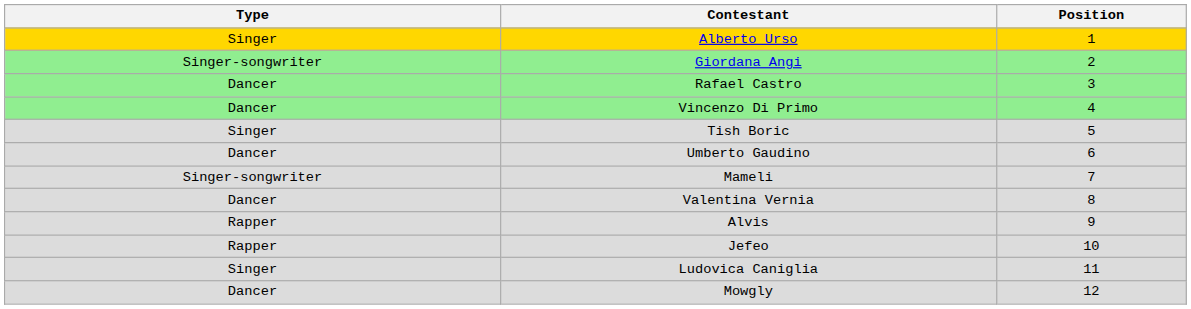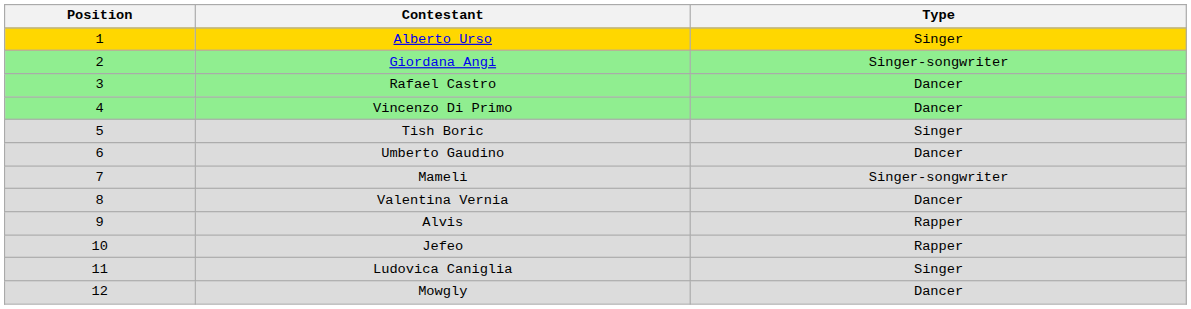columns swapped: (1091, 16) <-> (252, 16)
